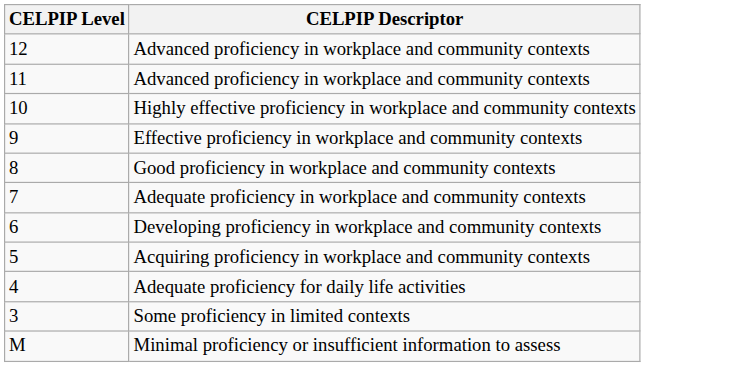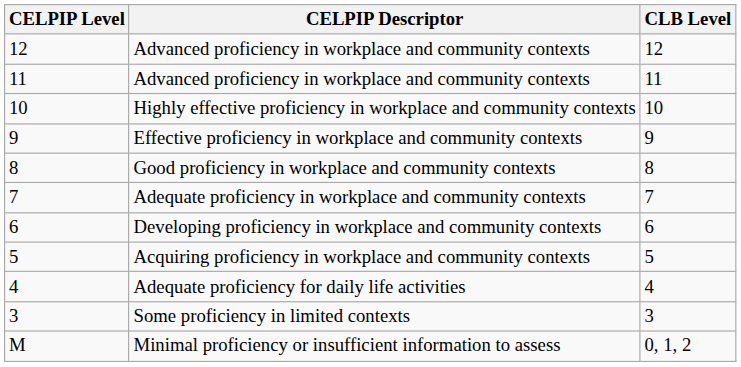+ column: (688, 19)
